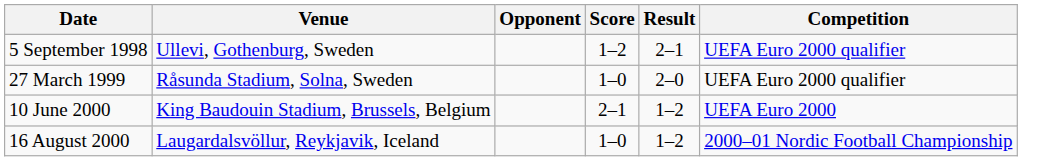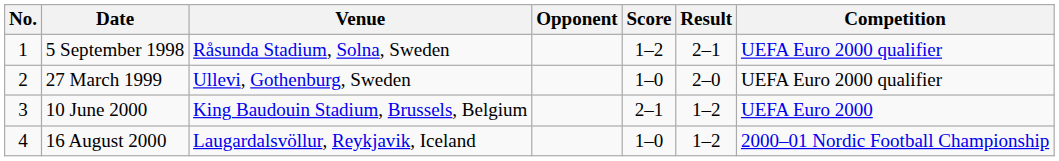+ column: (23, 19)
(265, 49) Ullevi, Gothenburg, Sweden -> (321, 49) Råsunda Stadium, Solna, Sweden
(285, 79) Råsunda Stadium, Solna, Sweden -> (302, 79) Ullevi, Gothenburg, Sweden
